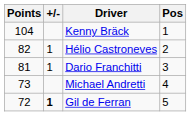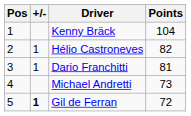columns swapped: (173, 13) <-> (24, 13)
